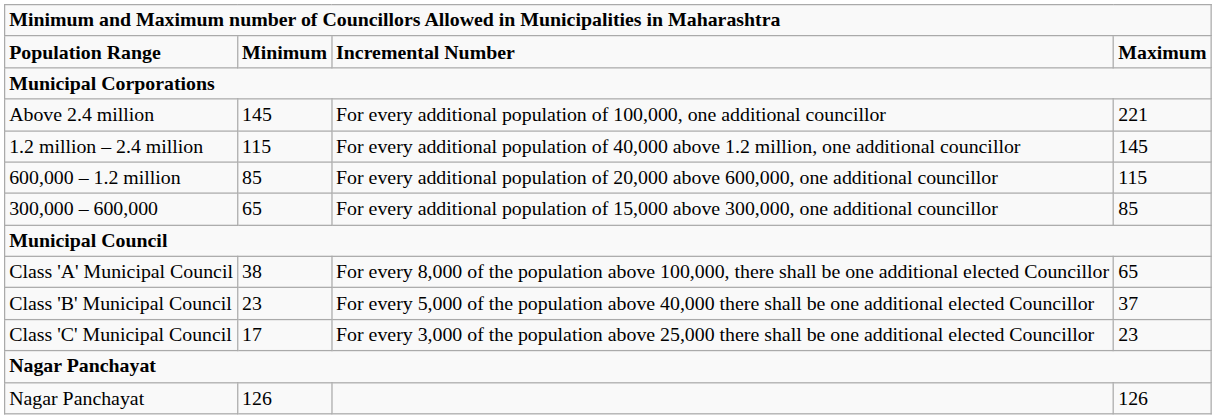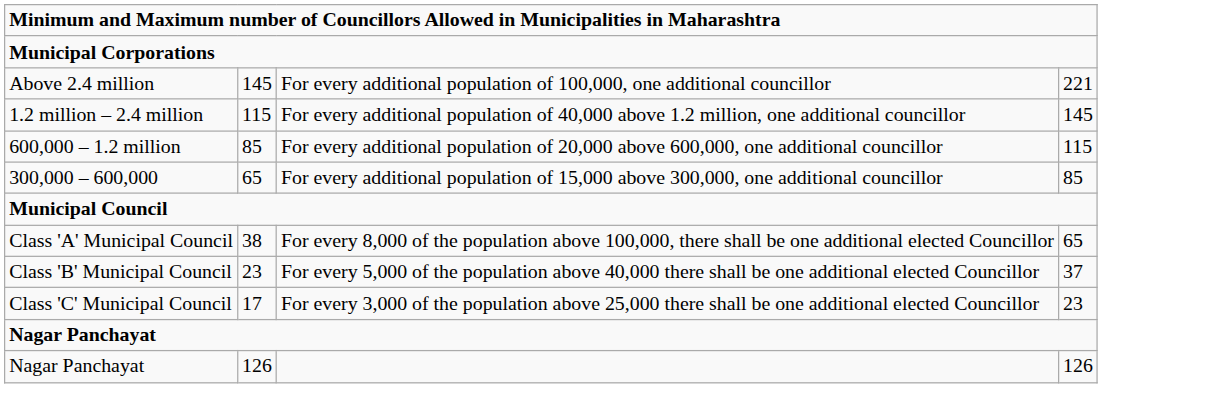- row: (425, 51)
